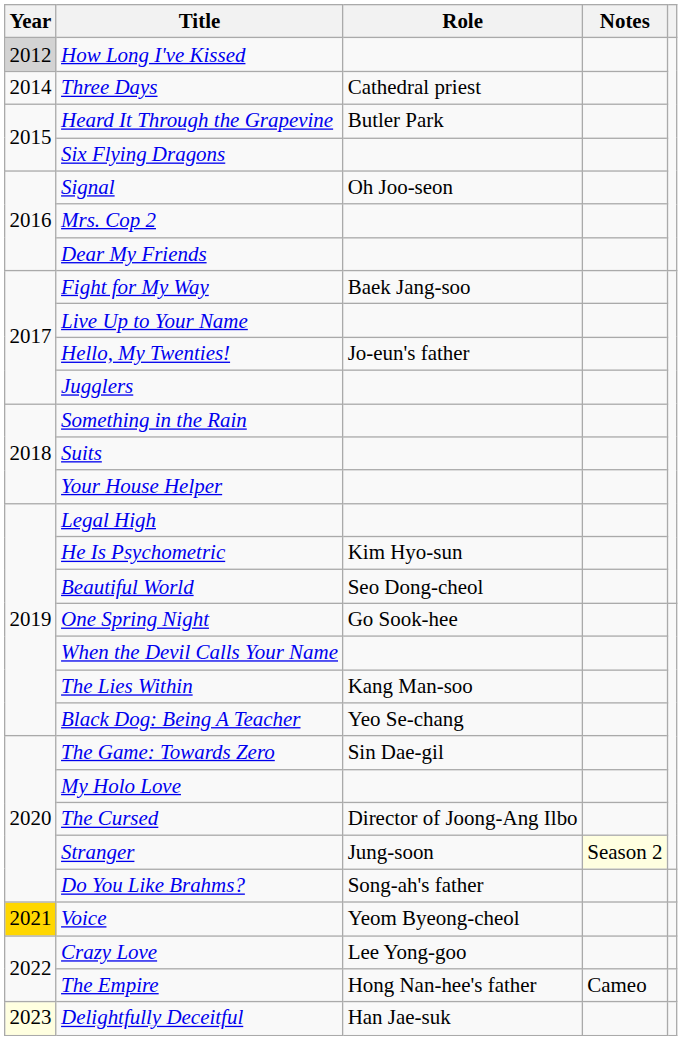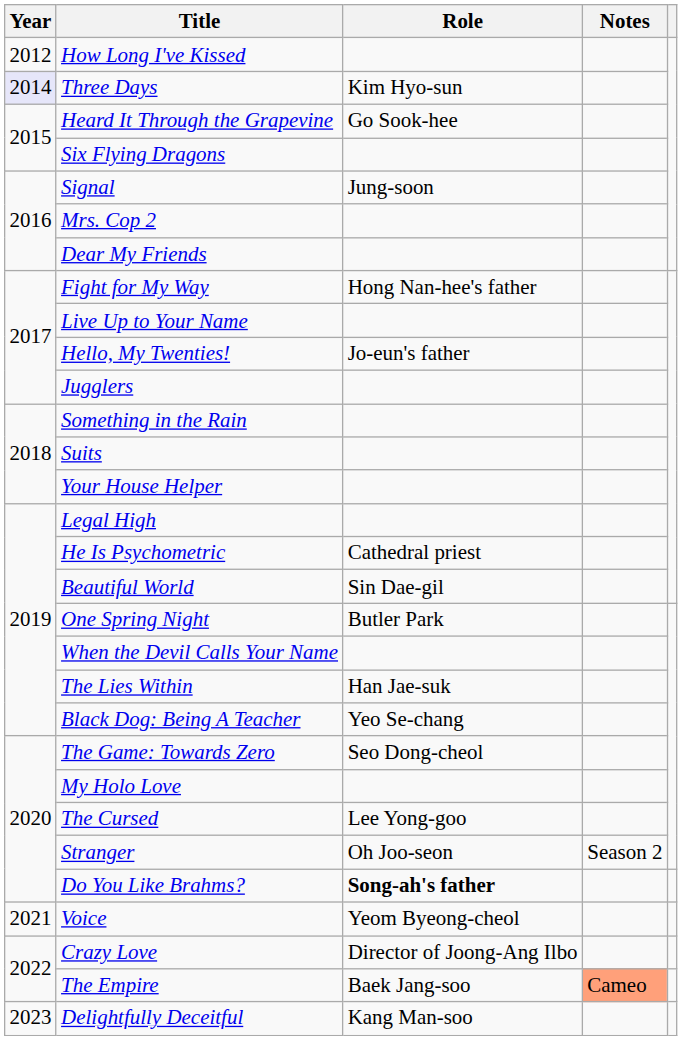(30, 54) lightgrey background -> (30, 54) no background
(30, 87) no background -> (30, 87) lavender background
(414, 87) Cathedral priest -> (405, 87) Kim Hyo-sun
(396, 120) Butler Park -> (403, 120) Go Sook-hee
(400, 187) Oh Joo-seon -> (391, 187) Jung-soon
(409, 287) Baek Jang-soo -> (442, 287) Hong Nan-hee's father
(405, 552) Kim Hyo-sun -> (414, 552) Cathedral priest
(415, 586) Seo Dong-cheol -> (396, 586) Sin Dae-gil
(403, 619) Go Sook-hee -> (396, 619) Butler Park
(410, 685) Kang Man-soo -> (399, 685) Han Jae-suk
(396, 752) Sin Dae-gil -> (415, 752) Seo Dong-cheol
(463, 818) Director of Joong-Ang Ilbo -> (407, 818) Lee Yong-goo
(391, 852) Jung-soon -> (400, 852) Oh Joo-seon
(625, 852) lightyellow background -> (625, 852) no background
(416, 885) normal -> (421, 885) bold
(30, 918) gold background -> (30, 918) no background
(407, 951) Lee Yong-goo -> (463, 951) Director of Joong-Ang Ilbo
(442, 985) Hong Nan-hee's father -> (409, 985) Baek Jang-soo
(617, 985) no background -> (617, 985) lightsalmon background
(30, 1018) lightyellow background -> (30, 1018) no background
(399, 1018) Han Jae-suk -> (410, 1018) Kang Man-soo
